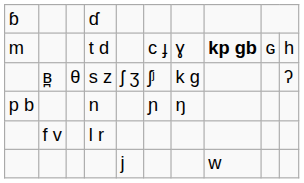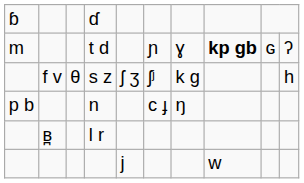(158, 47) c ɟ -> (153, 47) ɲ
(289, 47) h -> (289, 47) ʔ
(47, 76) ʙ̪ -> (52, 76) f v
(289, 76) ʔ -> (289, 76) h
(153, 105) ɲ -> (158, 105) c ɟ
(52, 134) f v -> (47, 134) ʙ̪
